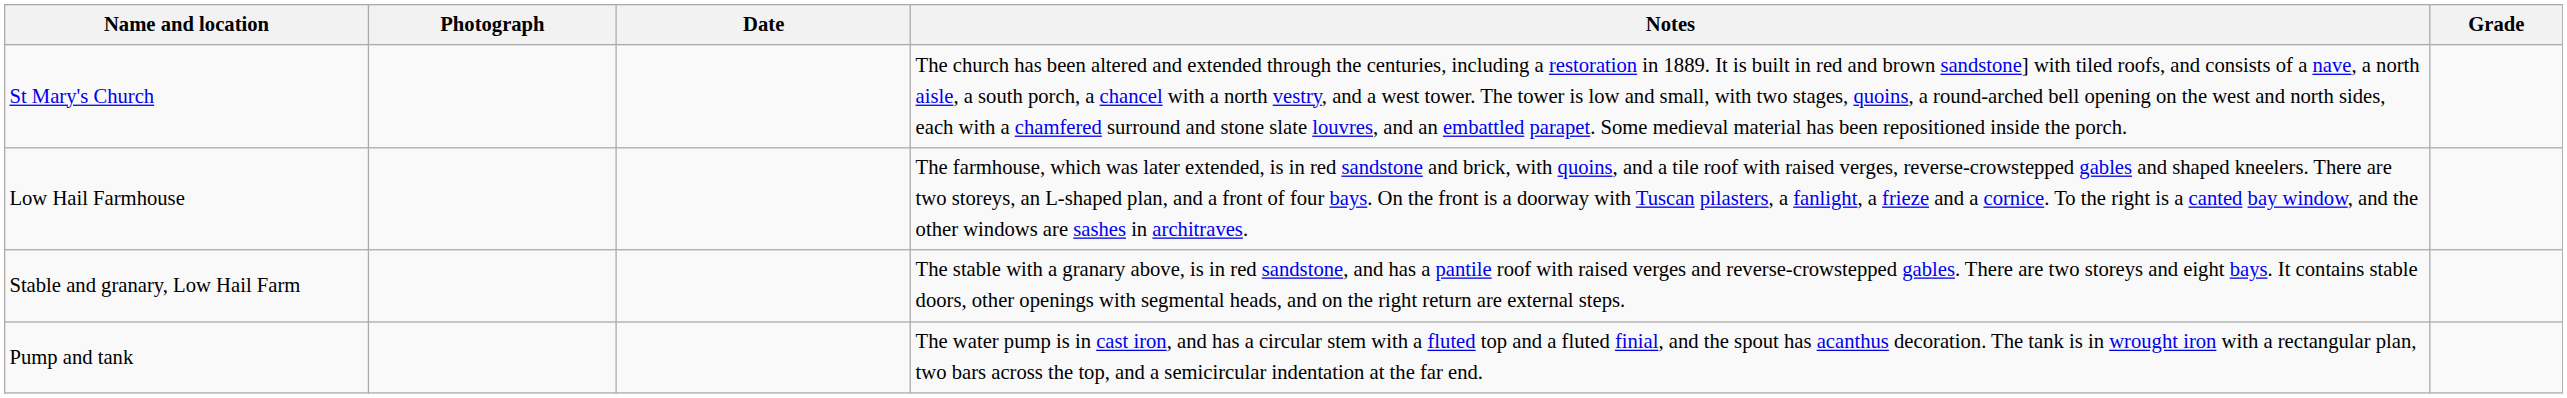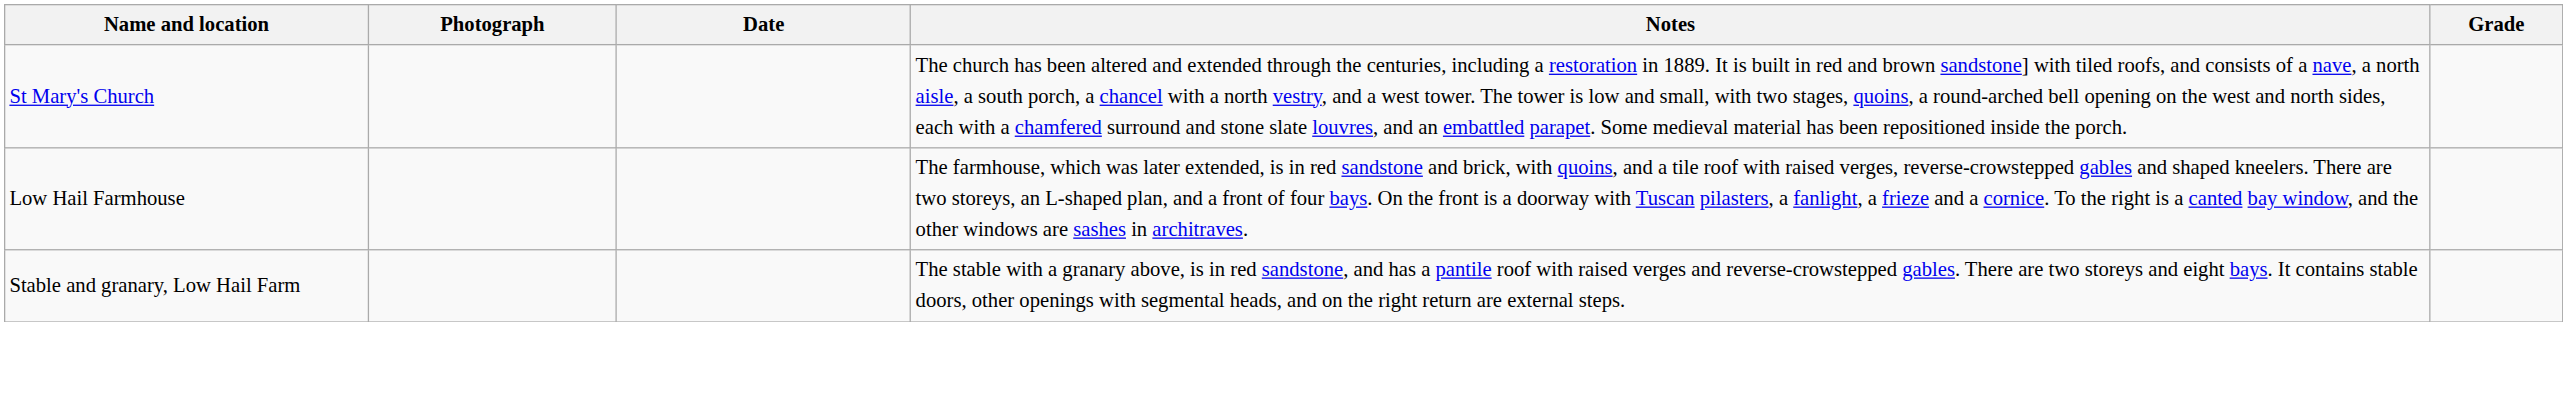- row: (71, 356)
